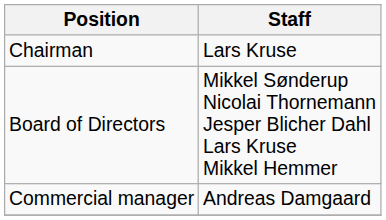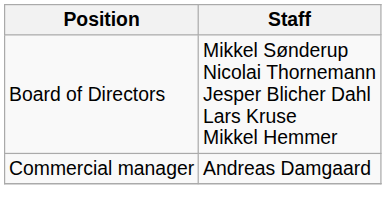- row: (51, 50)
